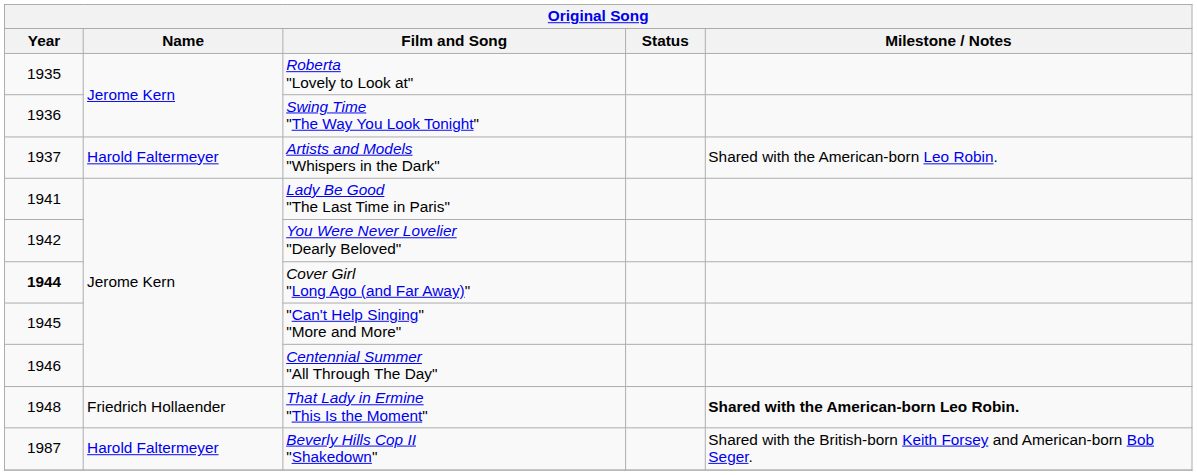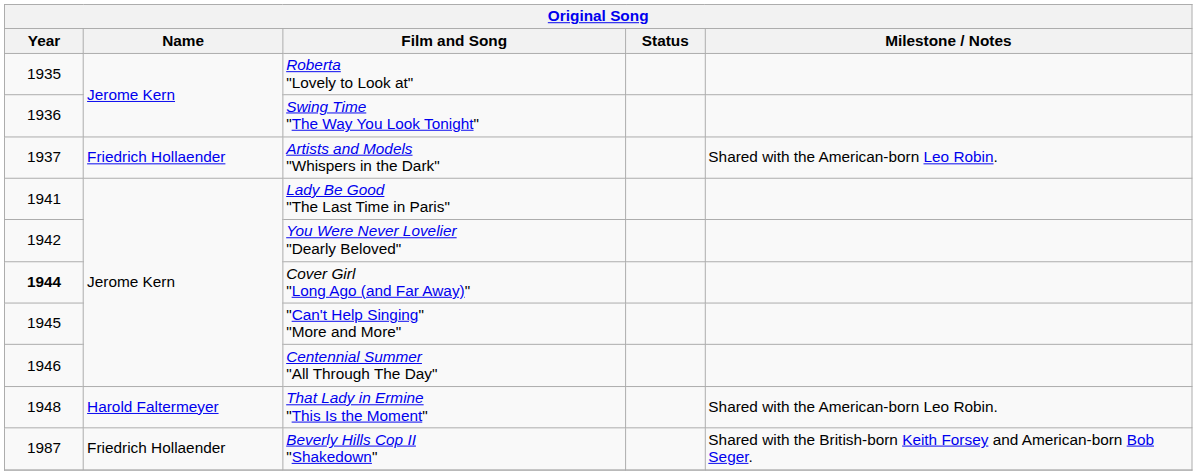(153, 157) Harold Faltermeyer -> (156, 157) Friedrich Hollaender
(156, 407) Friedrich Hollaender -> (153, 407) Harold Faltermeyer
(864, 407) bold -> (853, 407) normal
(153, 448) Harold Faltermeyer -> (156, 448) Friedrich Hollaender
